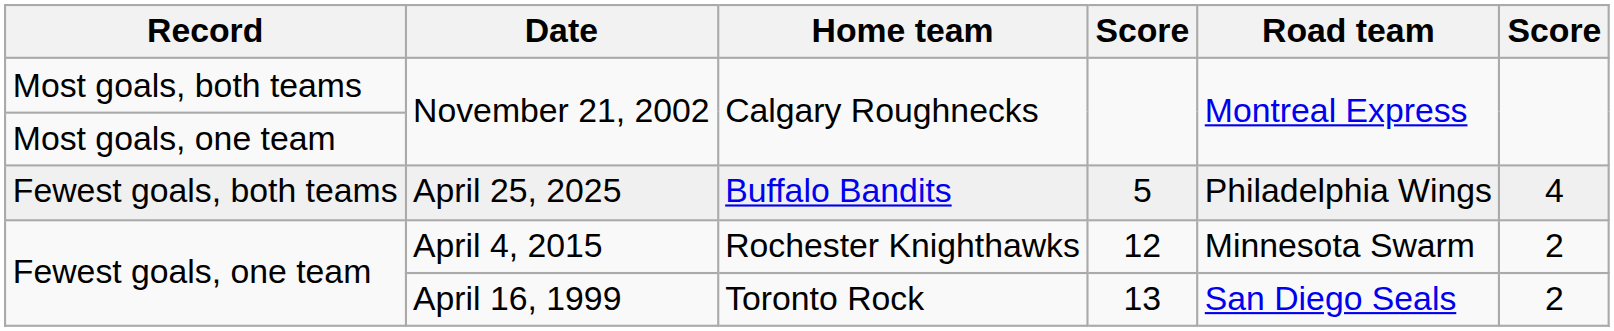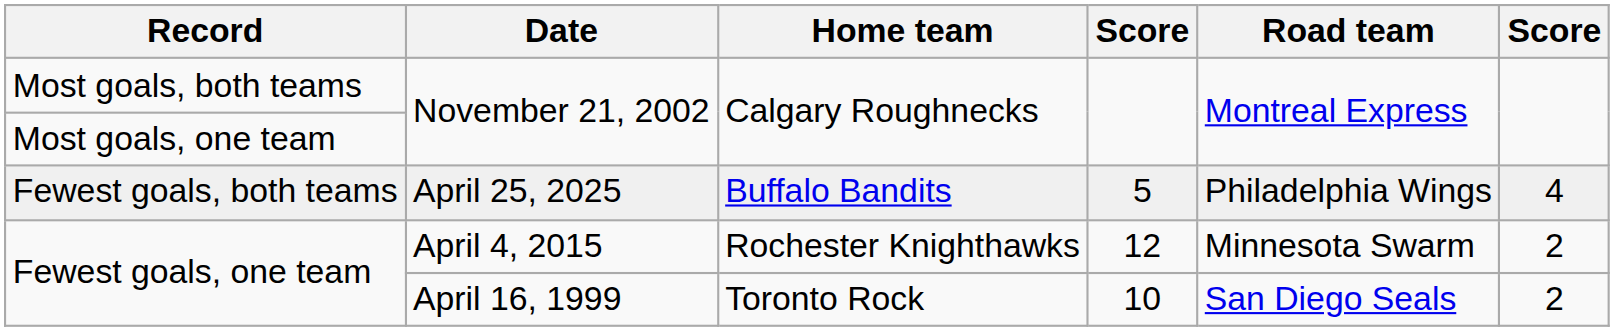(1142, 298) 13 -> (1142, 298) 10
